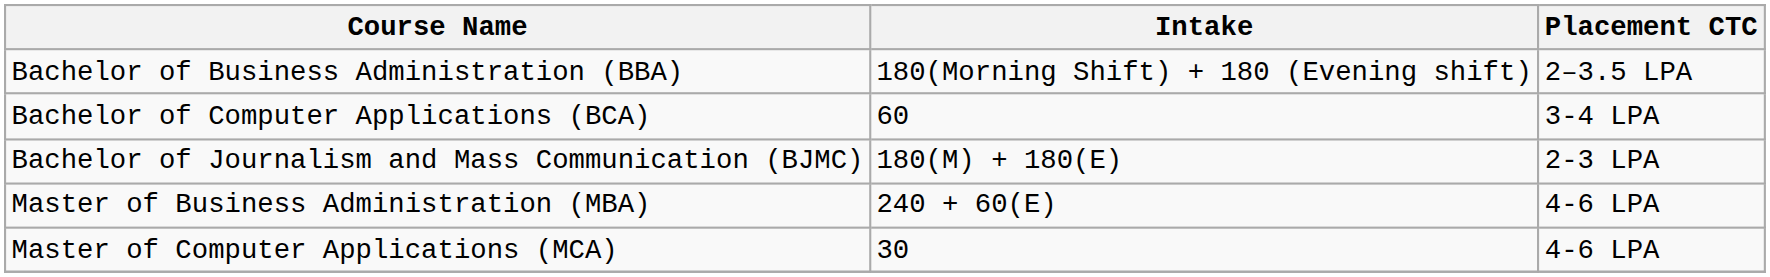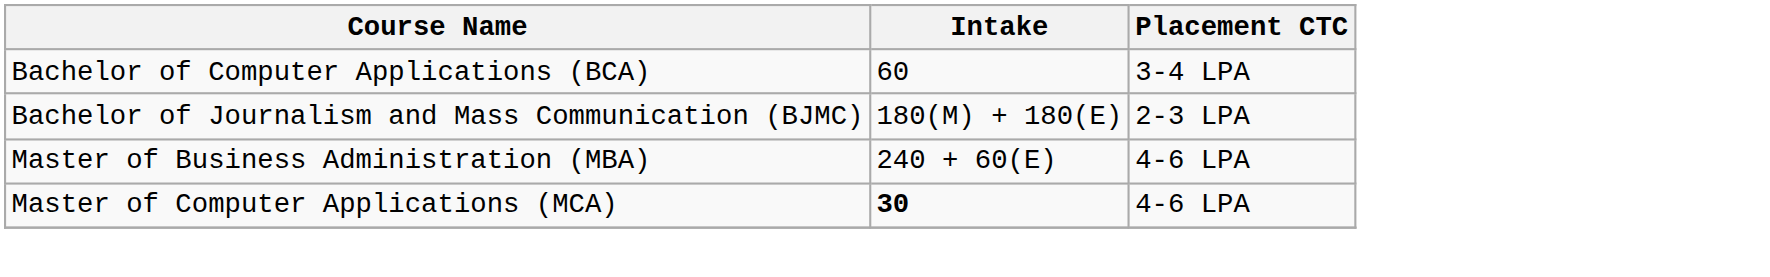- row: (347, 72)
(893, 250) normal -> (893, 205) bold
